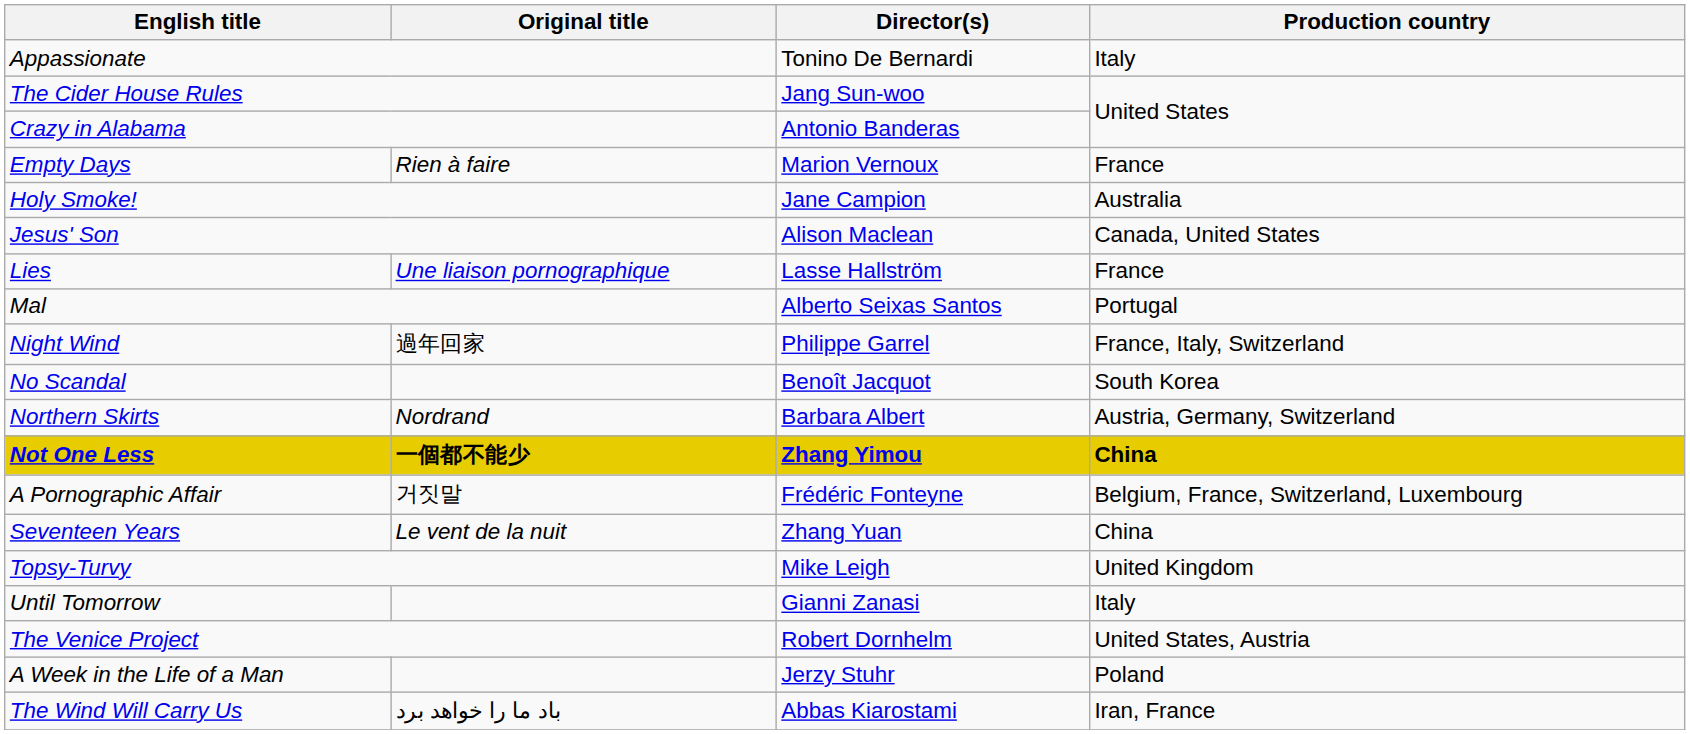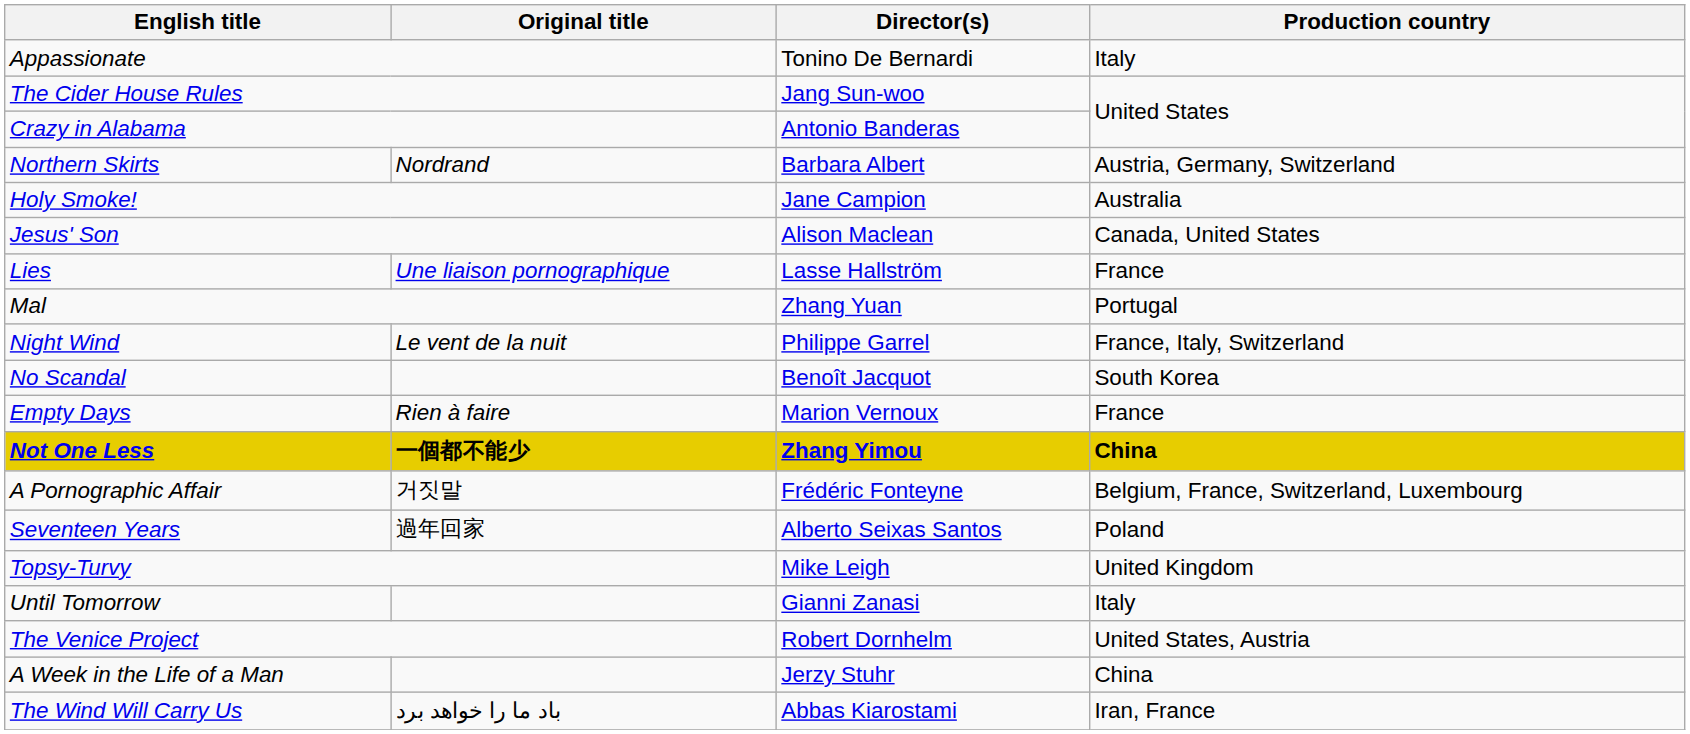rows swapped: (70, 164) <-> (85, 417)
(892, 306) Alberto Seixas Santos -> (842, 306) Zhang Yuan
(440, 343) 過年回家 -> (481, 341) Le vent de la nuit
(481, 532) Le vent de la nuit -> (440, 529) 過年回家
(842, 532) Zhang Yuan -> (892, 530) Alberto Seixas Santos
(1124, 532) China -> (1129, 530) Poland
(1129, 674) Poland -> (1124, 674) China
